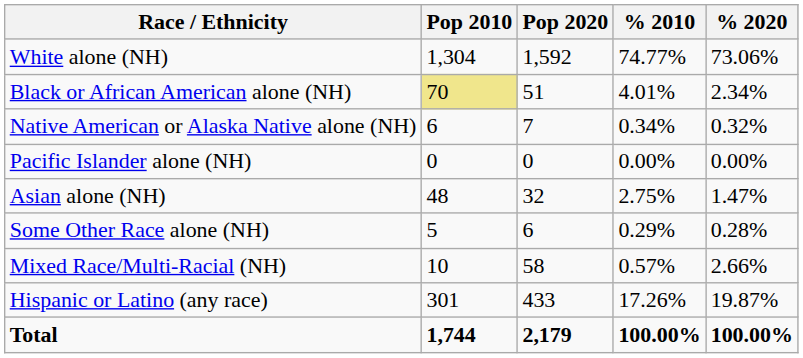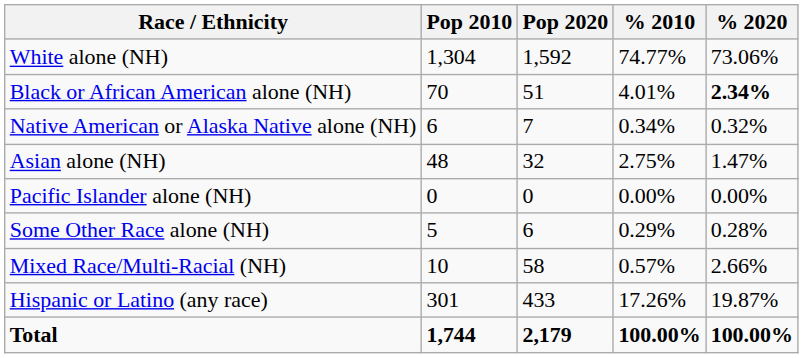(437, 91) khaki background -> (437, 91) no background
(739, 91) normal -> (741, 91) bold
rows swapped: (88, 195) <-> (131, 160)
